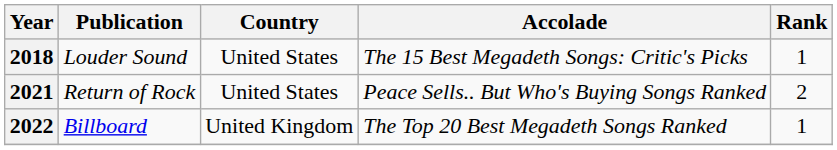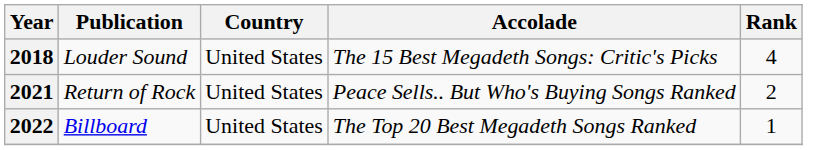(802, 56) 1 -> (771, 56) 4
(279, 126) United Kingdom -> (264, 126) United States
